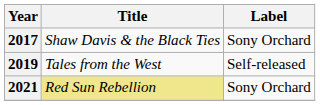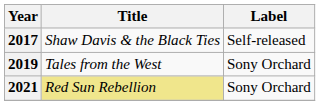(269, 40) Sony Orchard -> (266, 40) Self-released
(266, 64) Self-released -> (269, 64) Sony Orchard
